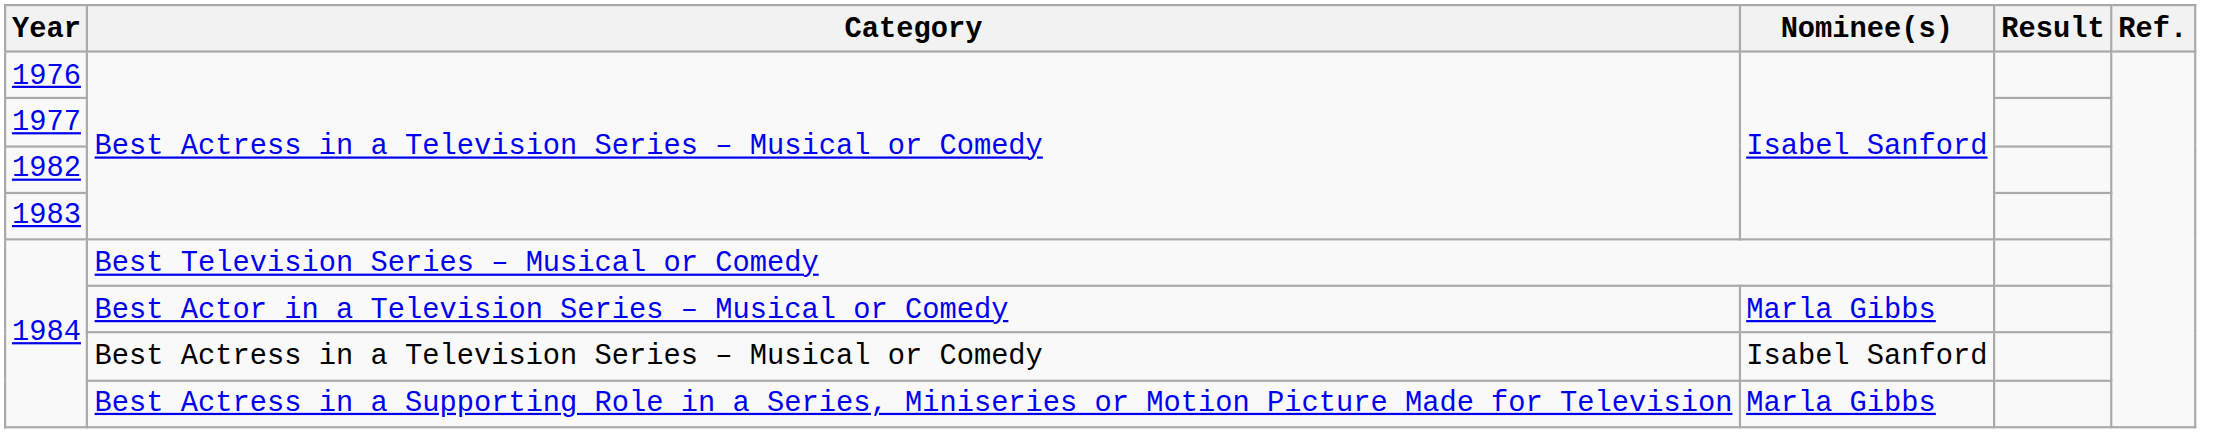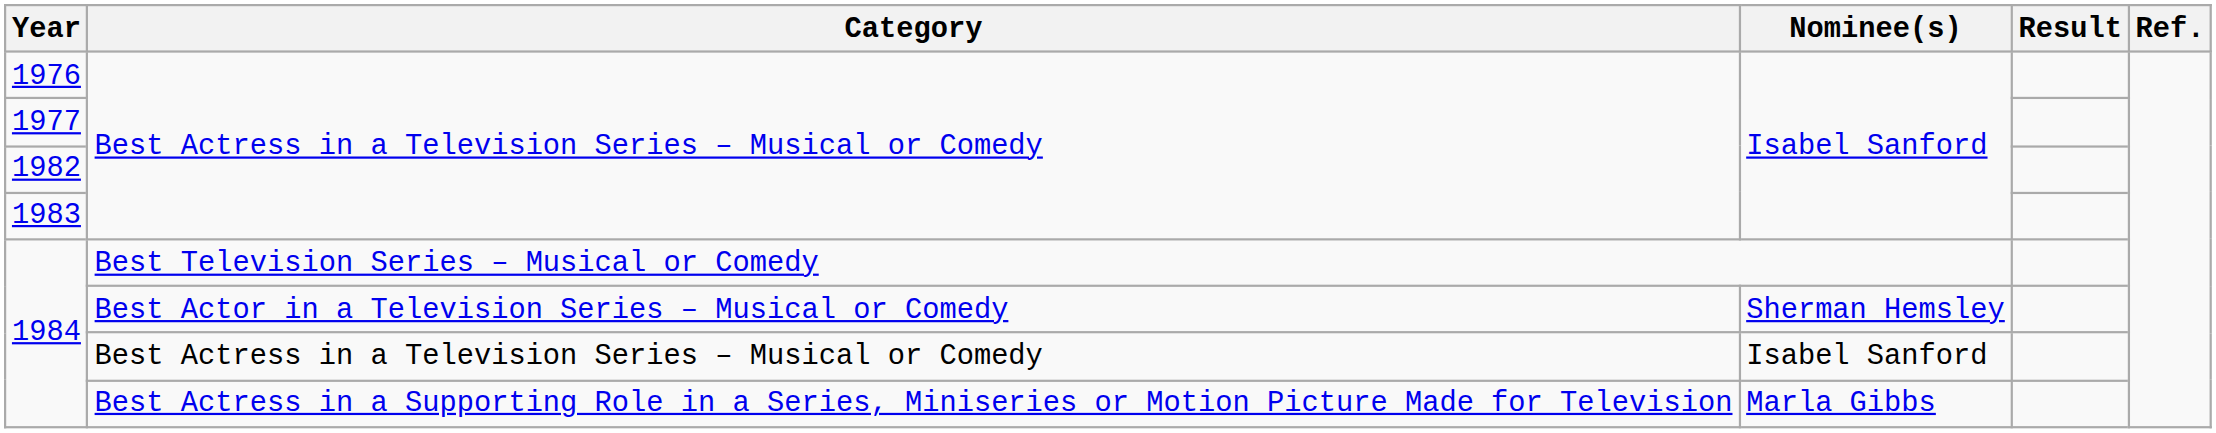(1841, 309) Marla Gibbs -> (1875, 309) Sherman Hemsley
